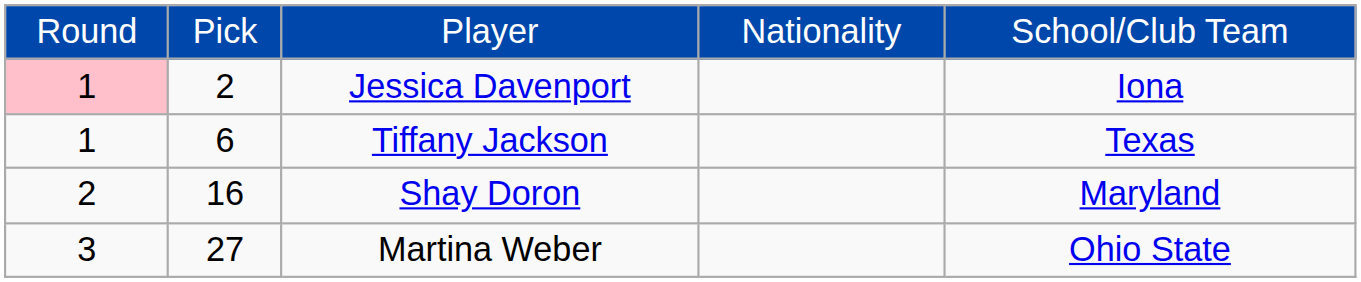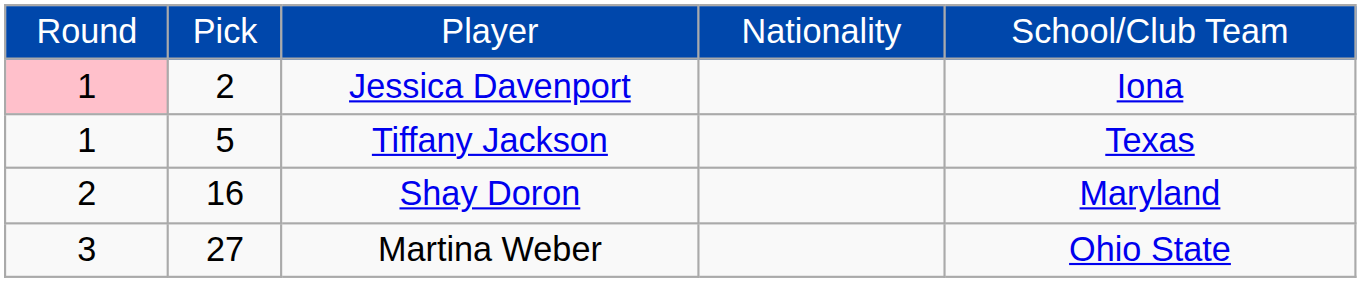(225, 140) 6 -> (225, 140) 5
